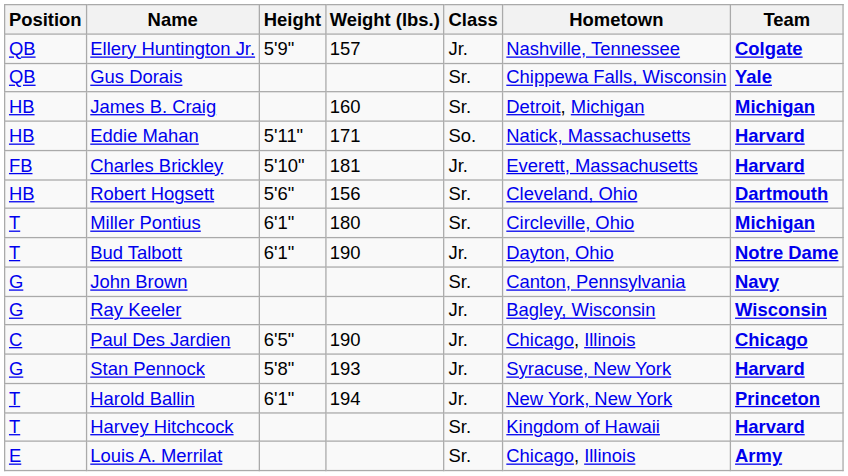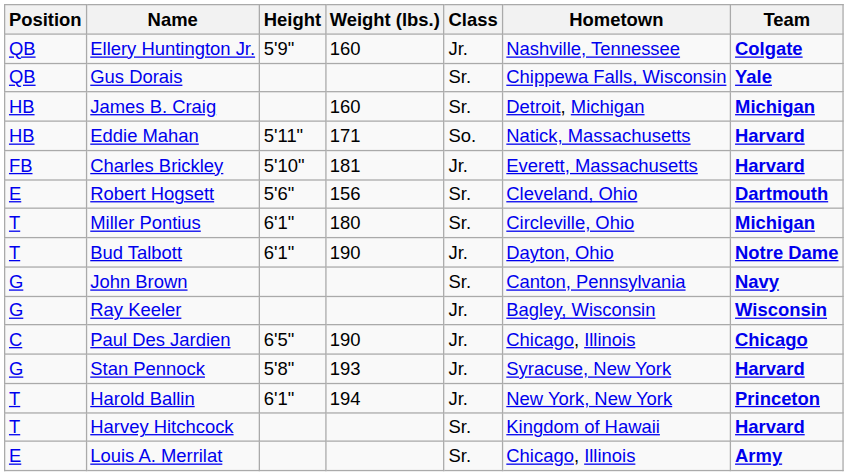(345, 49) 157 -> (345, 49) 160
(22, 194) HB -> (15, 194) E
